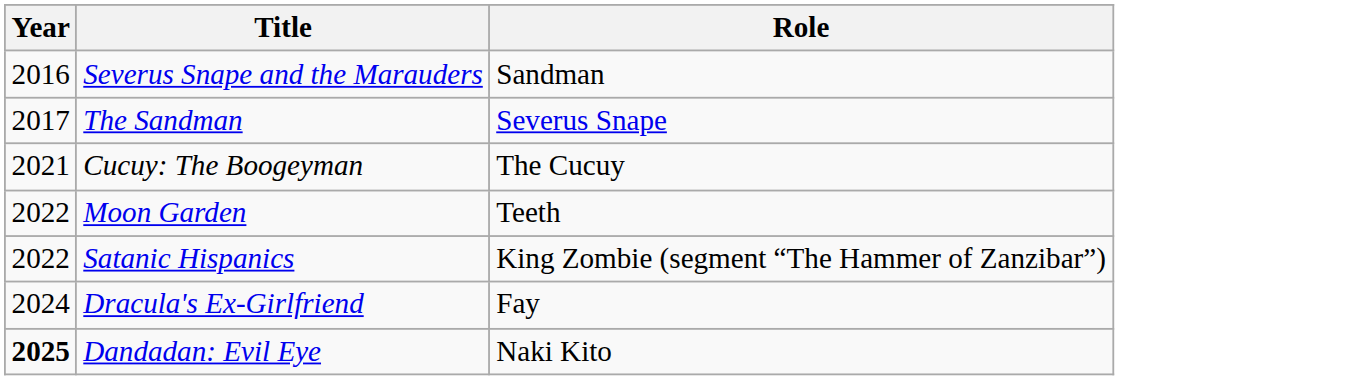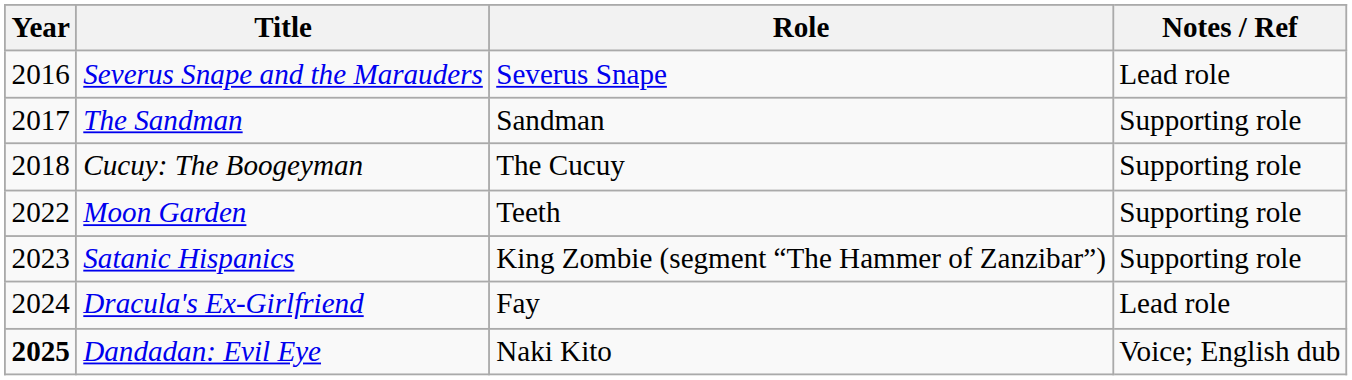+ column: (1230, 27)
(550, 73) Sandman -> (582, 73) Severus Snape
(582, 119) Severus Snape -> (550, 119) Sandman
(41, 166) 2021 -> (41, 166) 2018
(41, 258) 2022 -> (41, 258) 2023
